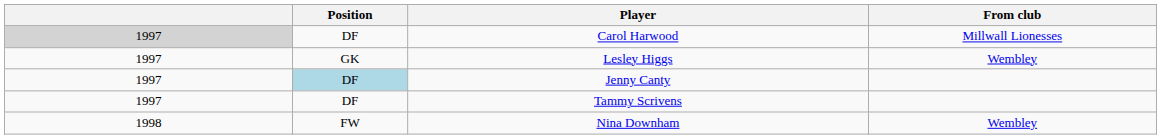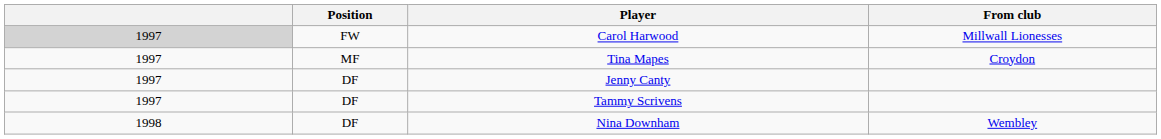(350, 36) DF -> (350, 36) FW
+ row: (638, 57)
- row: (638, 57)
(350, 79) lightblue background -> (350, 79) no background
(350, 122) FW -> (350, 122) DF
